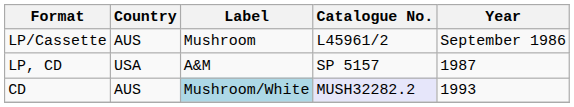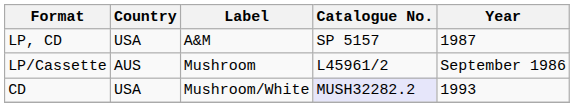rows swapped: (57, 41) <-> (35, 65)
(127, 90) AUS -> (127, 90) USA
(247, 90) lightblue background -> (247, 90) no background
